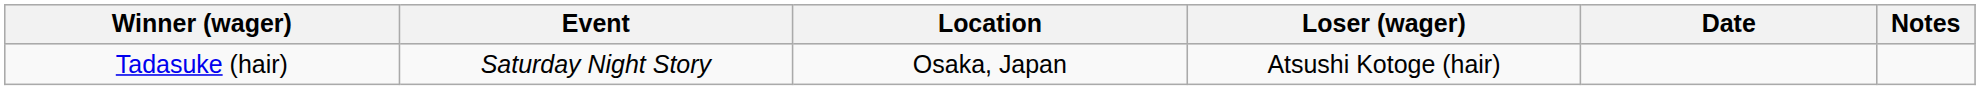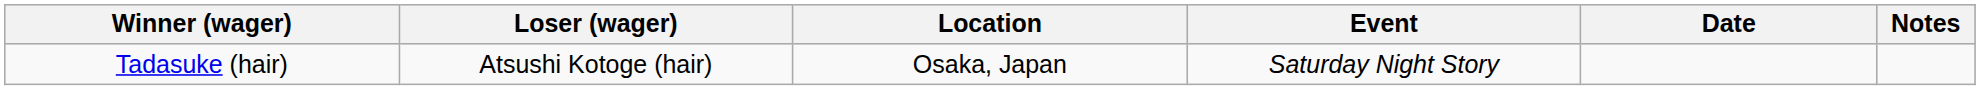columns swapped: (1384, 24) <-> (596, 24)
